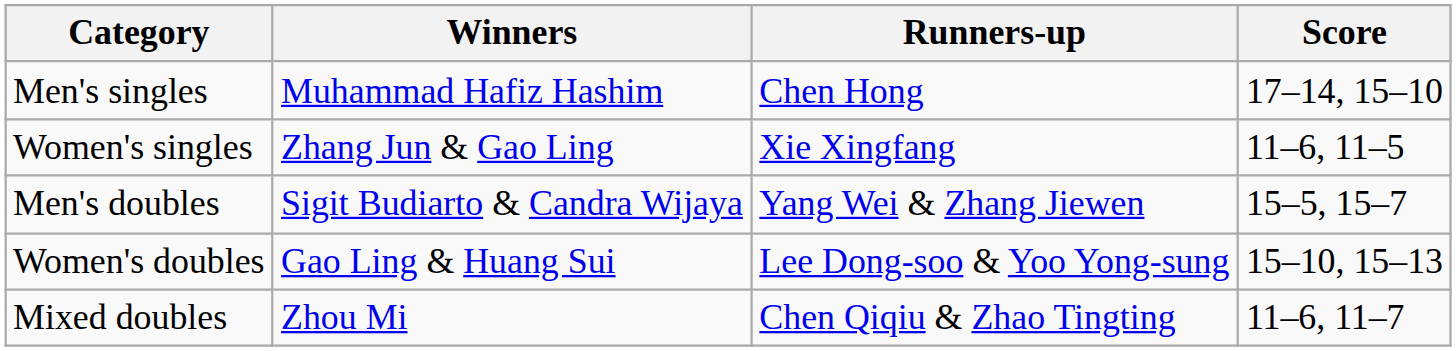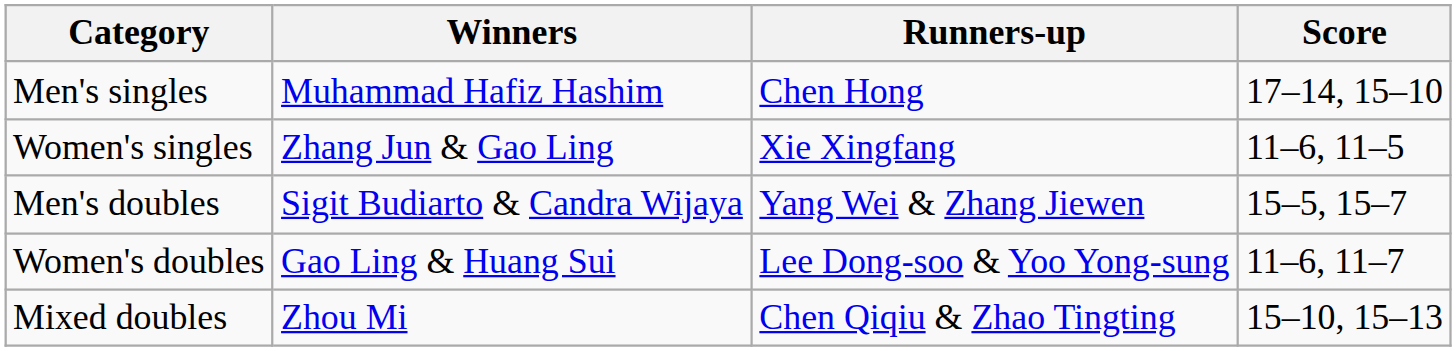(1344, 260) 15–10, 15–13 -> (1325, 260) 11–6, 11–7
(1325, 317) 11–6, 11–7 -> (1344, 317) 15–10, 15–13
